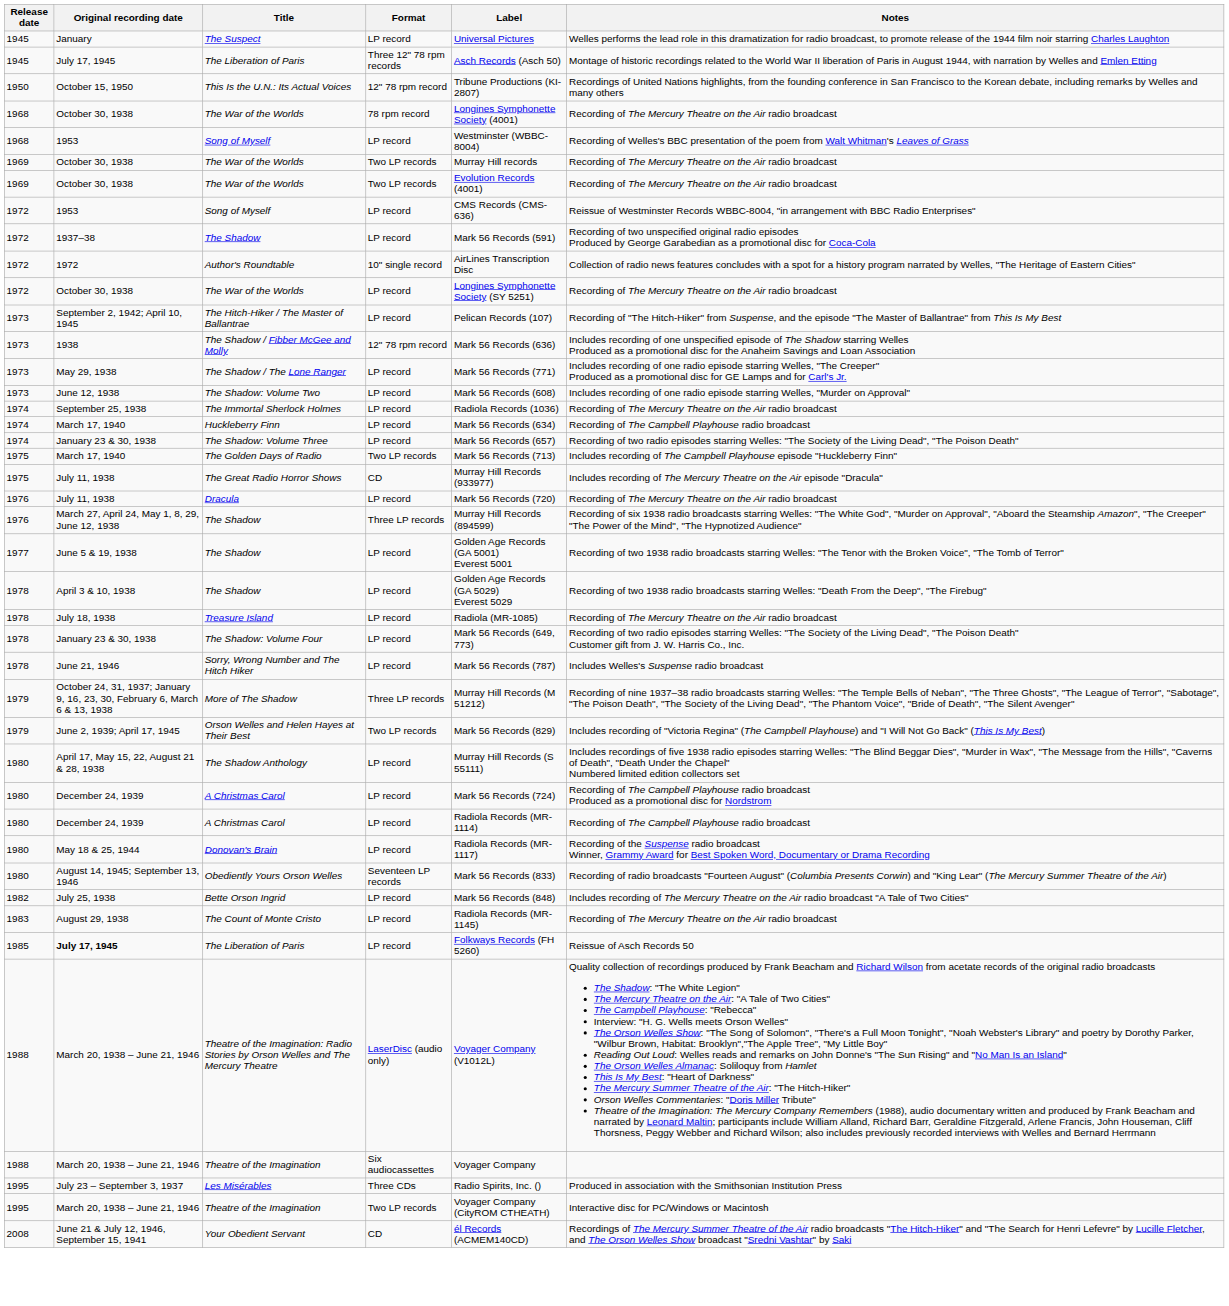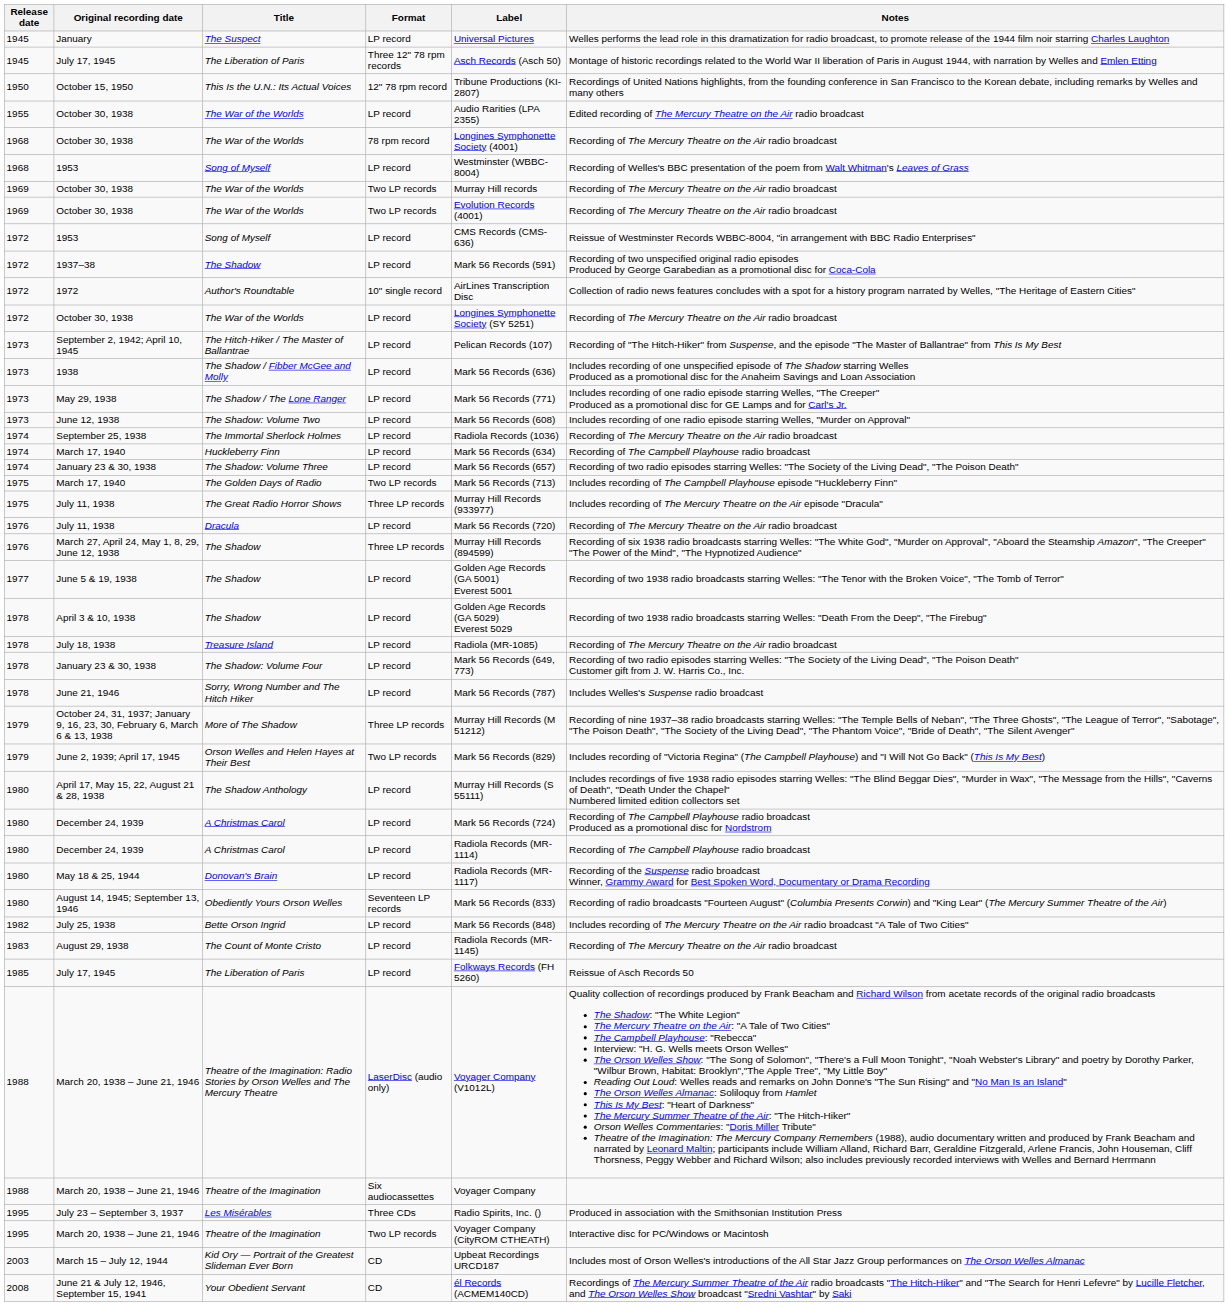+ row: (18, 114)
(407, 345) 12" 78 rpm record -> (389, 372) LP record
(375, 477) CD -> (406, 504) Three LP records
(87, 946) bold -> (86, 972) normal
+ row: (18, 1261)
